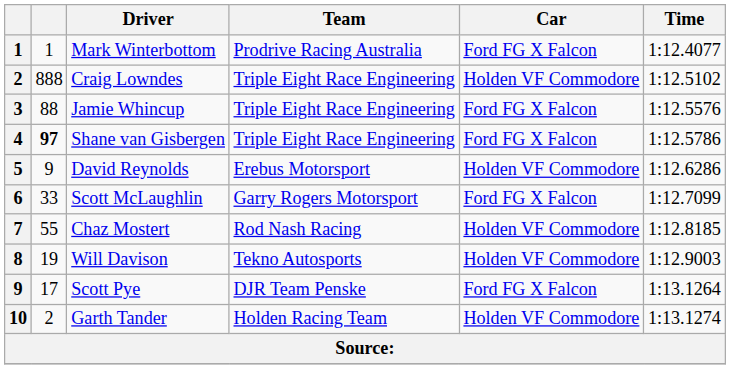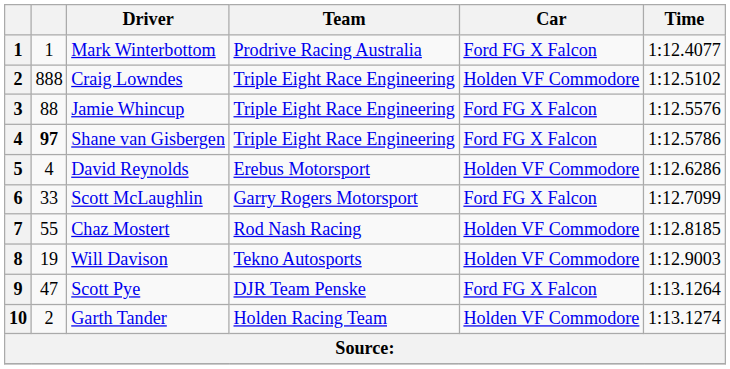(49, 169) 9 -> (49, 169) 4
(49, 289) 17 -> (49, 289) 47
